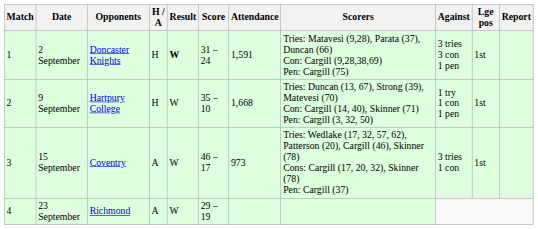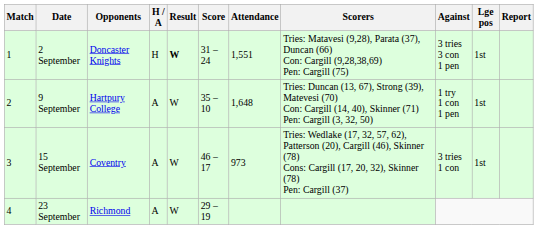(242, 55) 1,591 -> (242, 55) 1,551
(155, 103) H -> (155, 103) A
(242, 103) 1,668 -> (242, 103) 1,648
